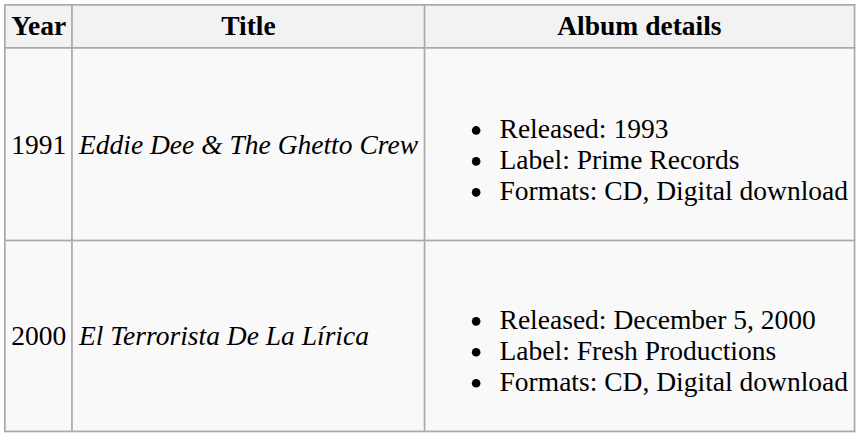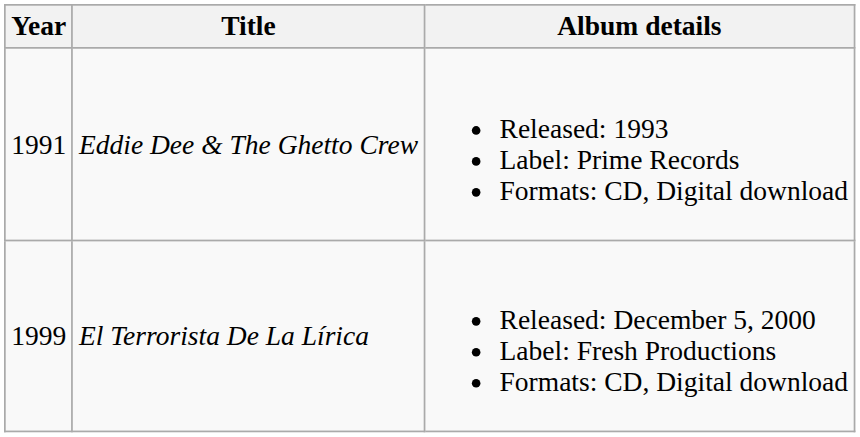(39, 335) 2000 -> (39, 335) 1999
